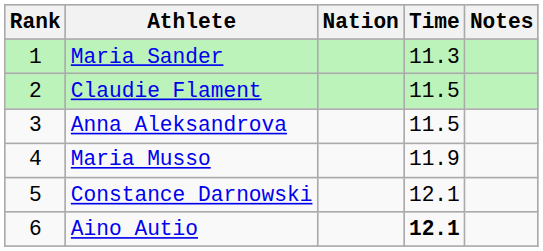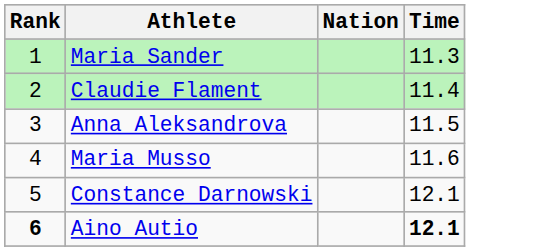- column: (502, 22)
(434, 91) 11.5 -> (434, 91) 11.4
(434, 160) 11.9 -> (434, 160) 11.6
(35, 229) normal -> (35, 229) bold
